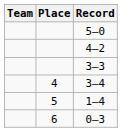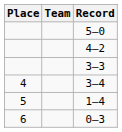columns swapped: (54, 13) <-> (20, 13)
